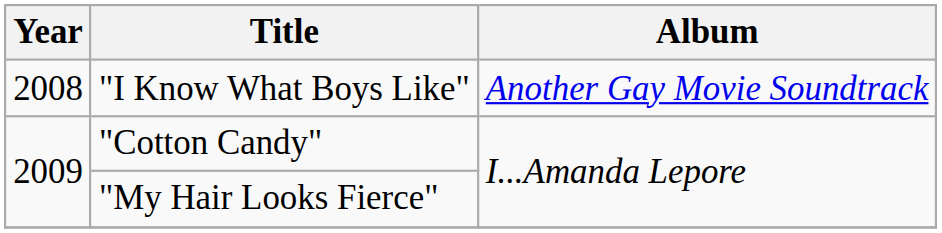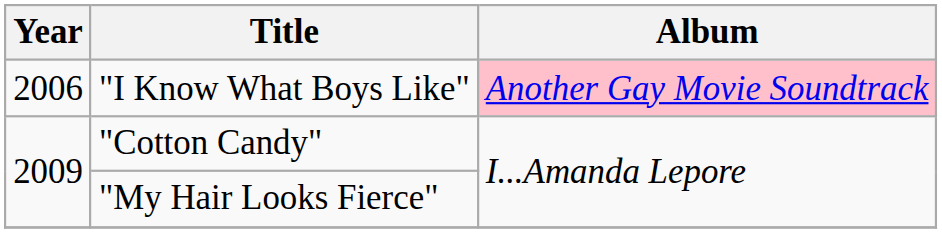(48, 87) 2008 -> (48, 87) 2006
(707, 87) no background -> (707, 87) pink background
